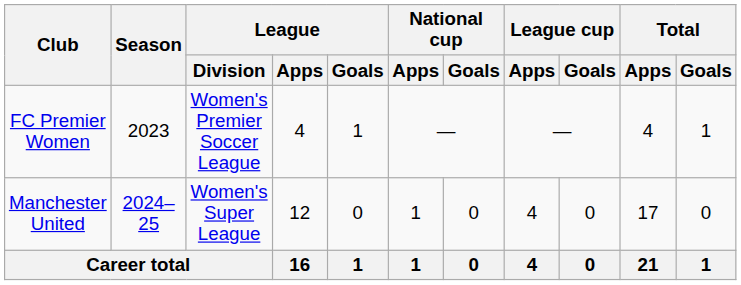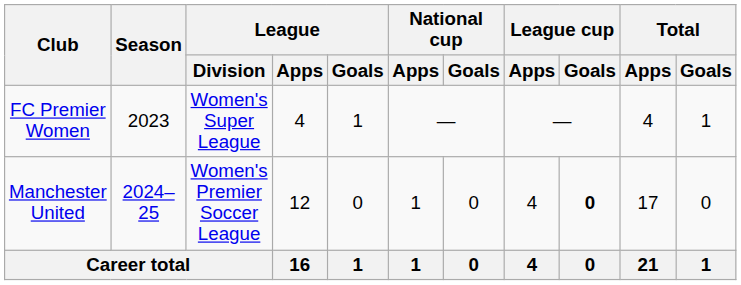(229, 131) Women's Premier Soccer League -> (229, 120) Women's Super League
(229, 213) Women's Super League -> (229, 203) Women's Premier Soccer League
(590, 213) normal -> (590, 203) bold
